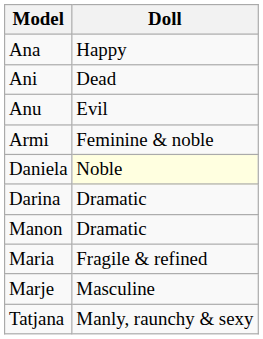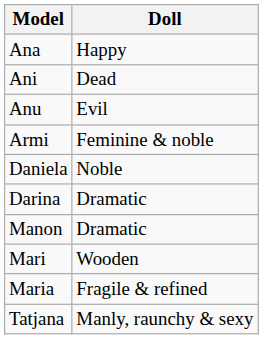(99, 169) lightyellow background -> (99, 169) no background
+ row: (27, 259)
- row: (31, 288)
